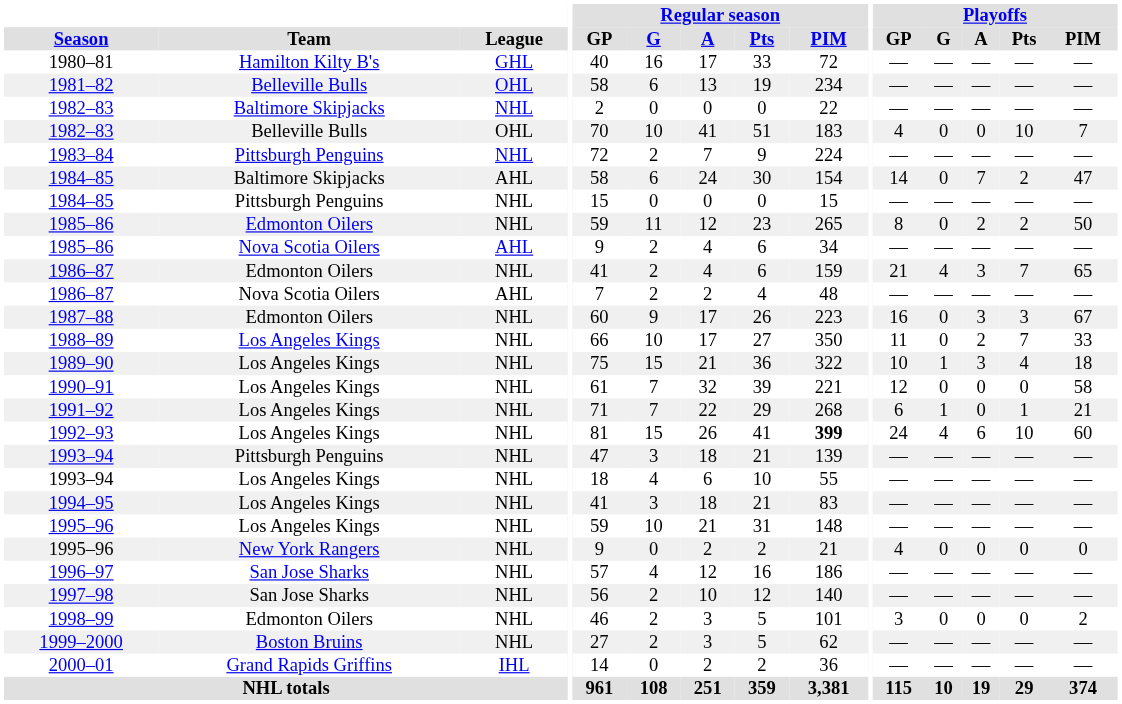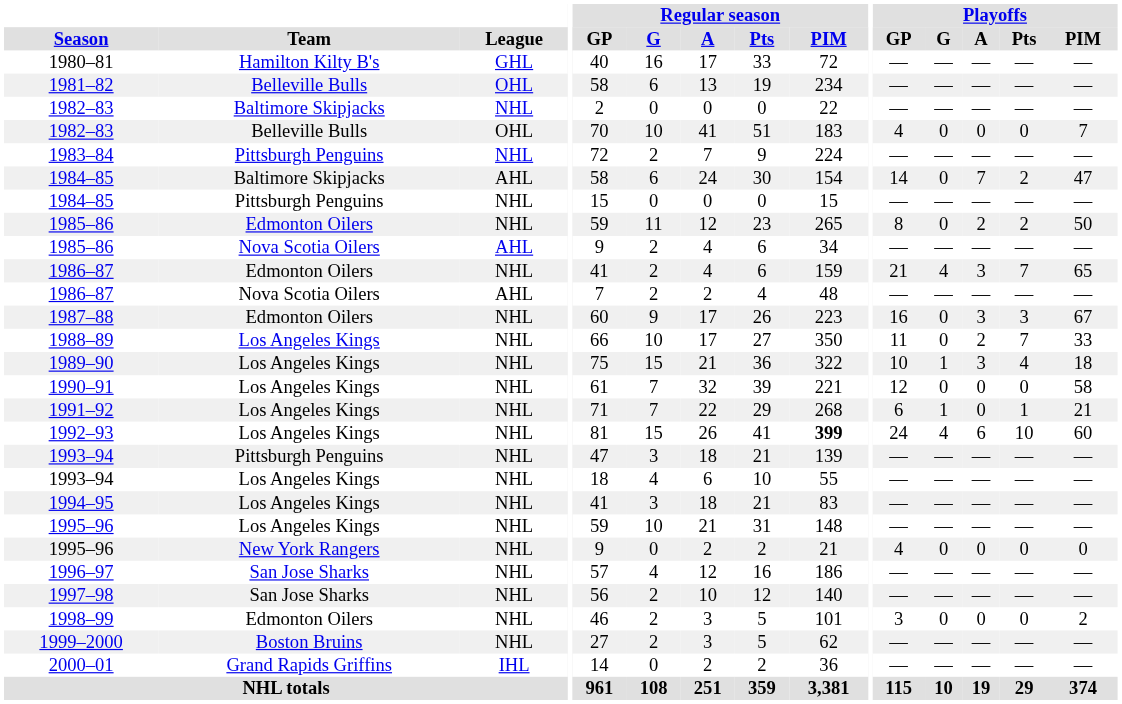(1024, 131) 10 -> (1024, 131) 0
